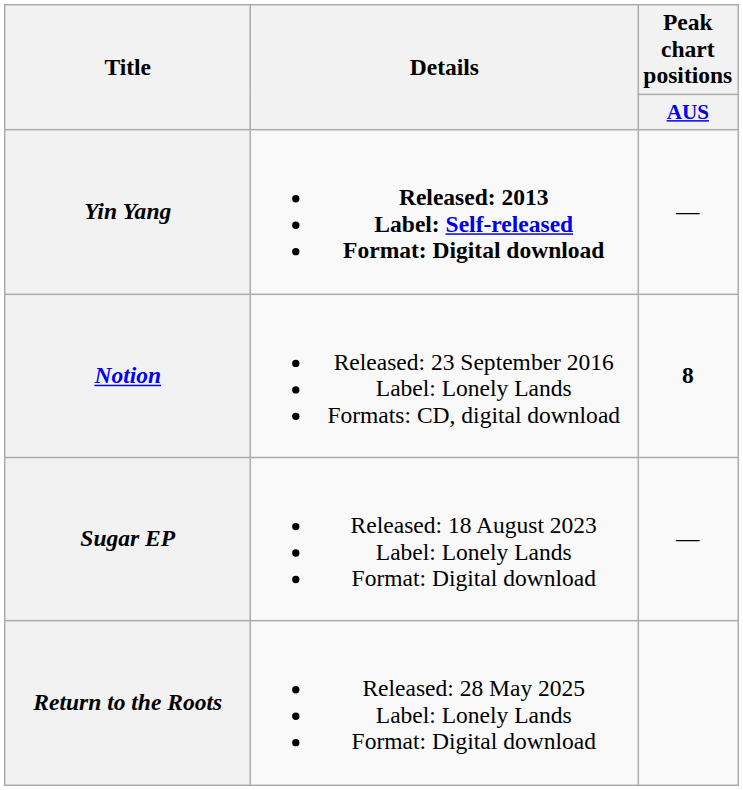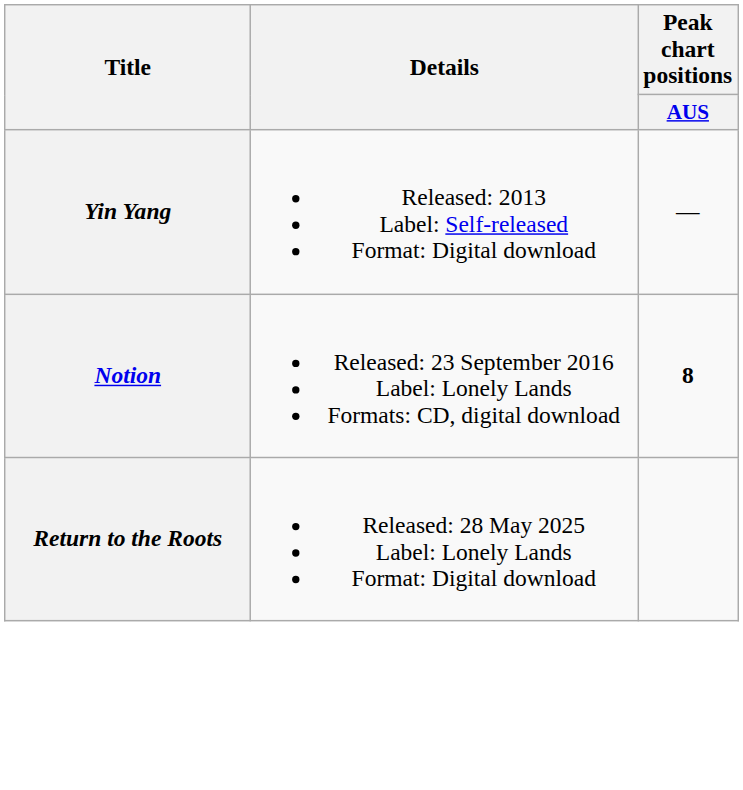(444, 225) bold -> (444, 225) normal
- row: (128, 538)
